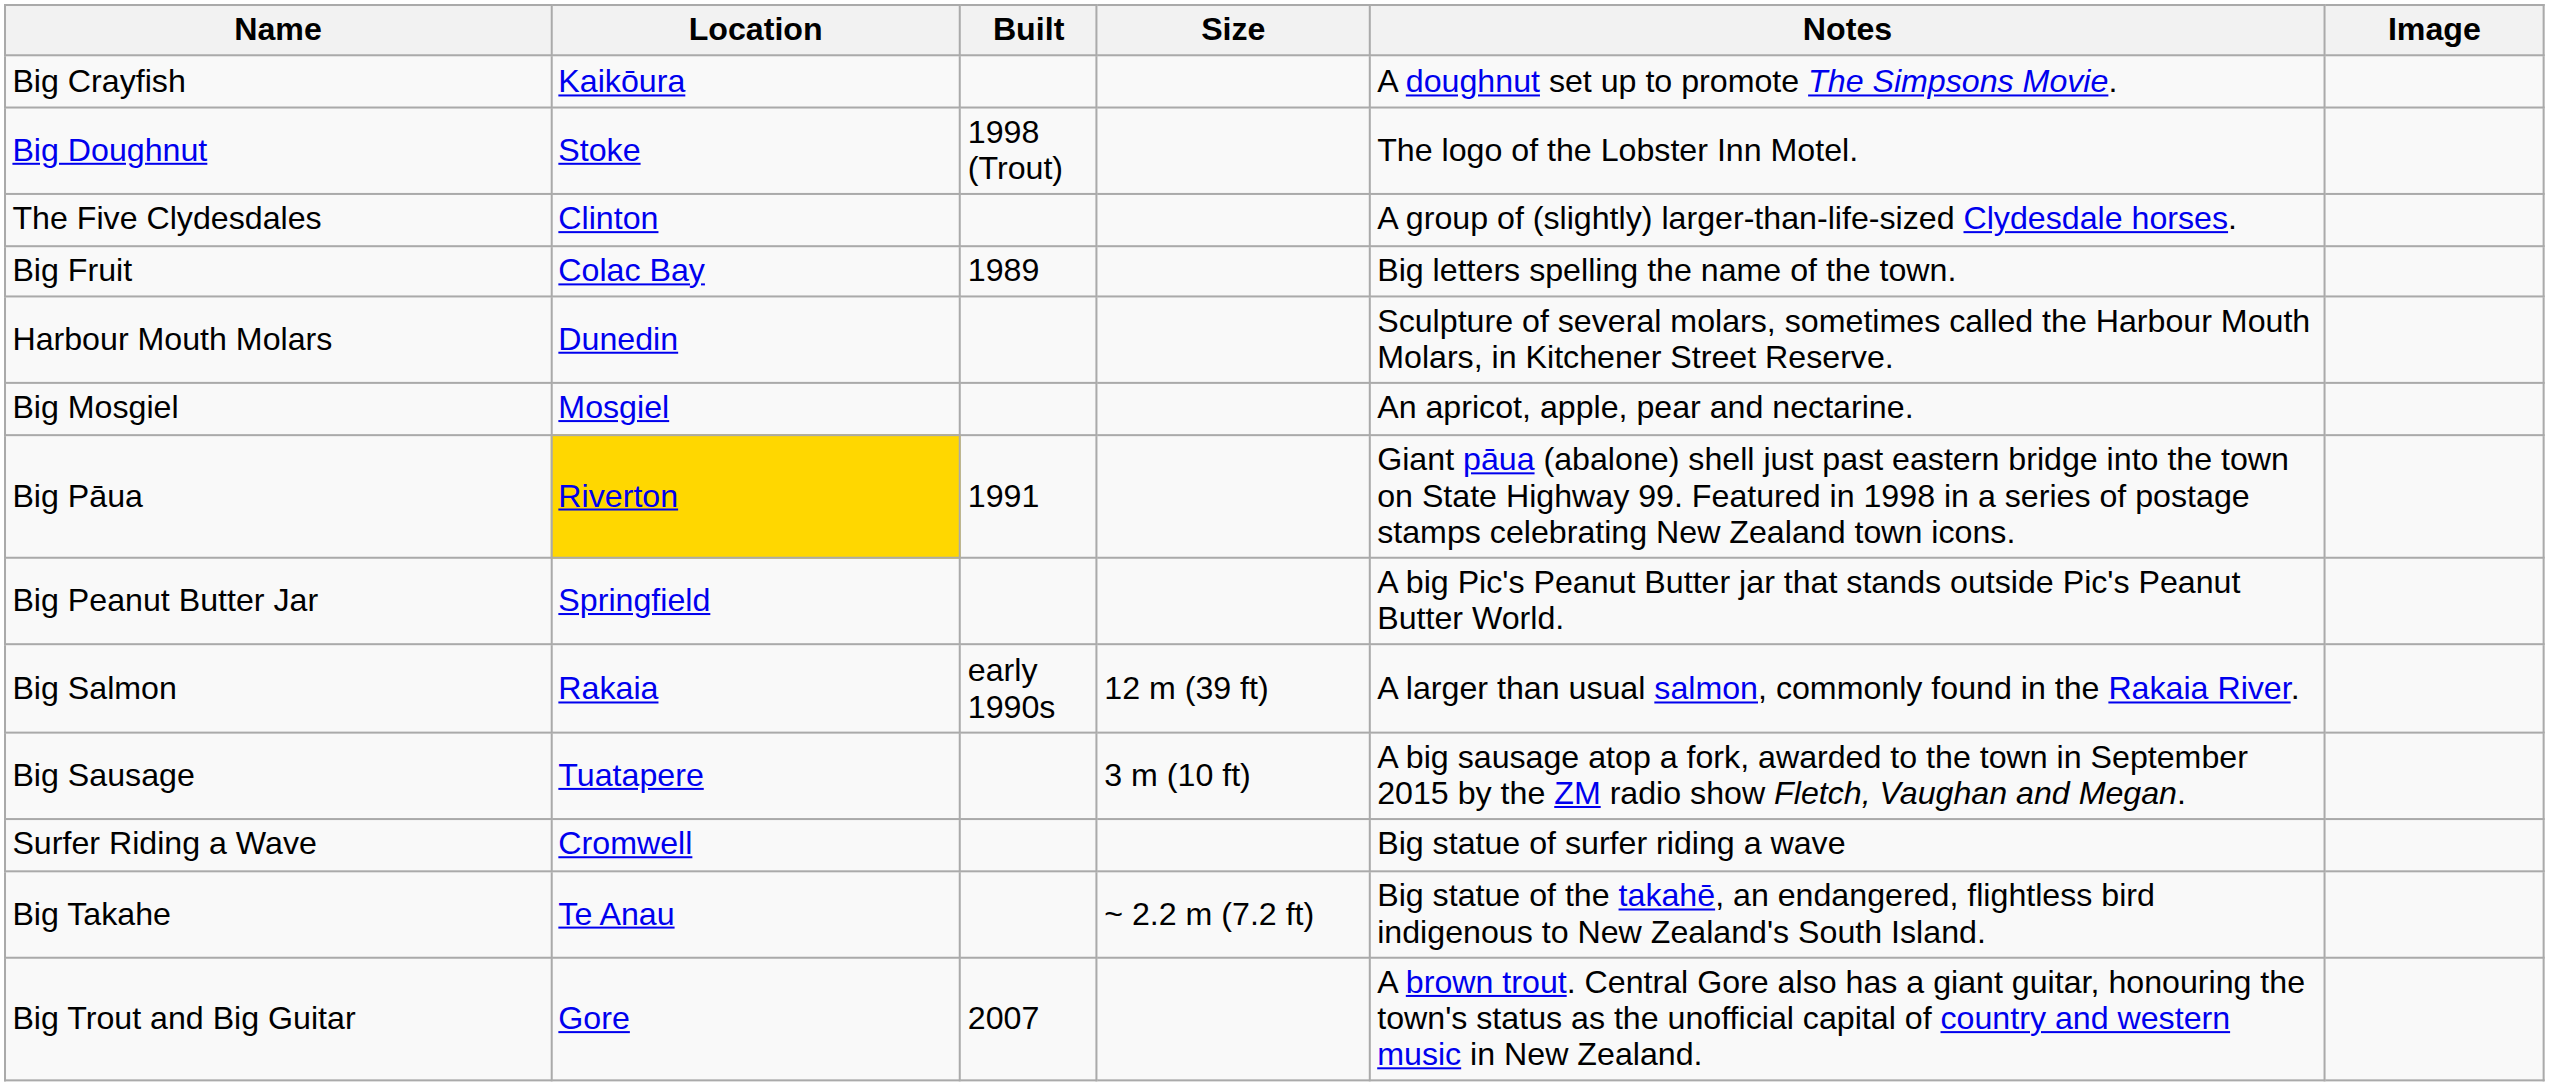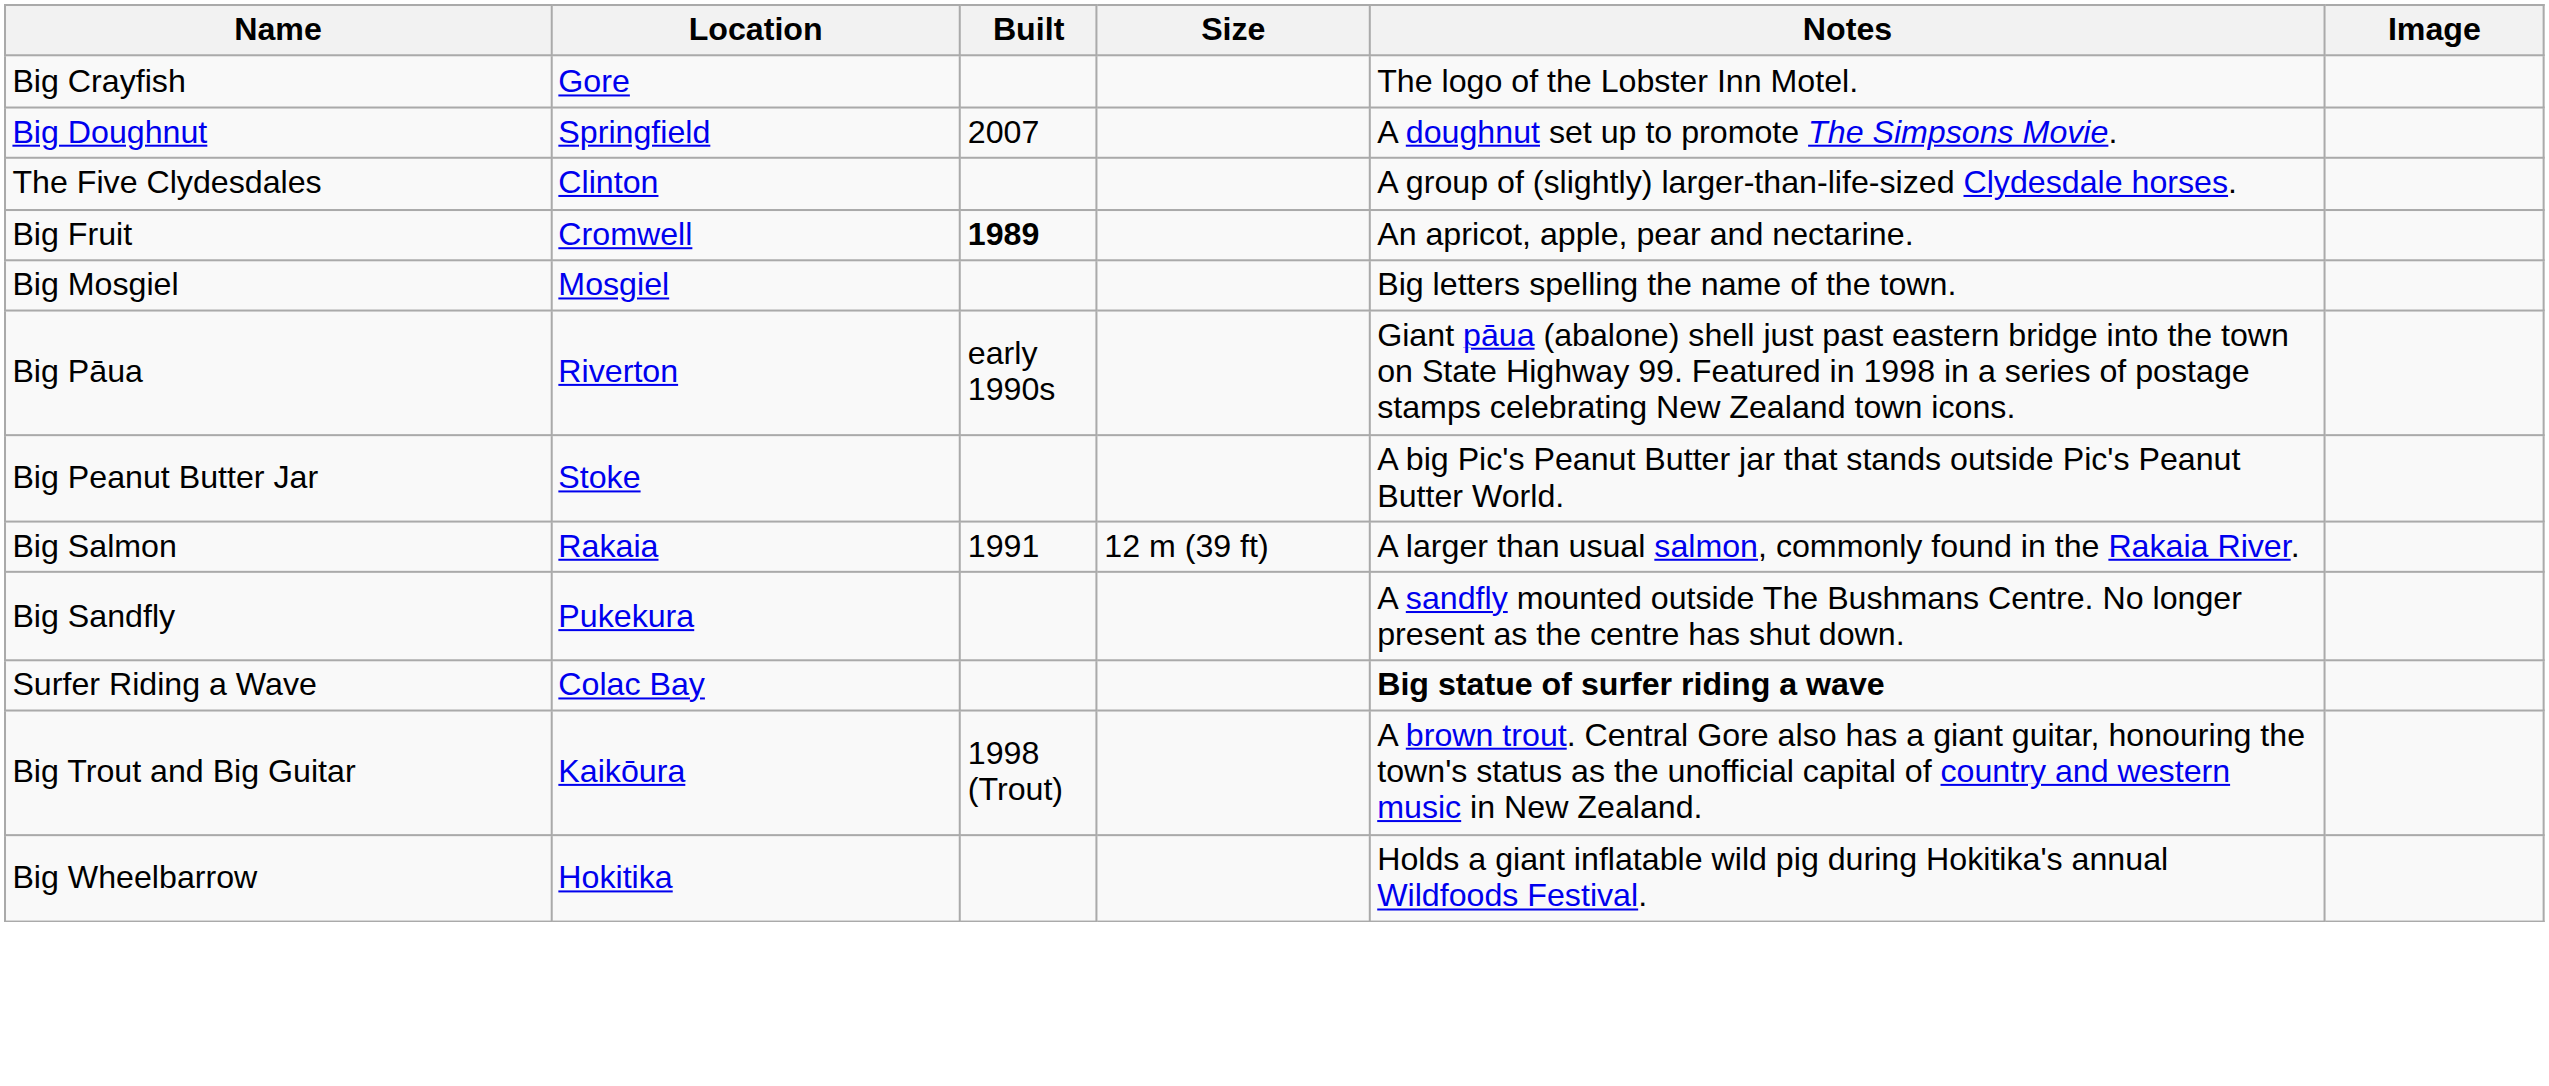(622, 81) Kaikōura -> (594, 81) Gore
(1747, 81) A doughnut set up to promote The Simpsons Movie. -> (1618, 81) The logo of the Lobster Inn Motel.
(599, 150) Stoke -> (634, 132) Springfield
(1015, 150) 1998 (Trout) -> (1004, 132) 2007
(1618, 150) The logo of the Lobster Inn Motel. -> (1747, 132) A doughnut set up to promote The Simpsons Movie.
(632, 270) Colac Bay -> (625, 234) Cromwell
(1004, 270) normal -> (1004, 234) bold
(1667, 270) Big letters spelling the name of the town. -> (1645, 234) An apricot, apple, pear and nectarine.
- row: (172, 339)
(1645, 408) An apricot, apple, pear and nectarine. -> (1667, 285) Big letters spelling the name of the town.
(618, 495) gold background -> (618, 372) no background
(1004, 495) 1991 -> (1012, 372) early 1990s
(634, 600) Springfield -> (599, 477) Stoke
(1012, 688) early 1990s -> (1004, 546) 1991
+ row: (94, 615)
- row: (104, 775)
(625, 844) Cromwell -> (632, 684) Colac Bay
(1611, 844) normal -> (1631, 684) bold
- row: (92, 913)
(594, 1018) Gore -> (622, 771) Kaikōura
(1004, 1018) 2007 -> (1015, 771) 1998 (Trout)
+ row: (135, 877)
